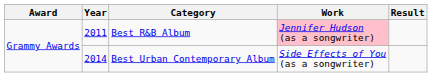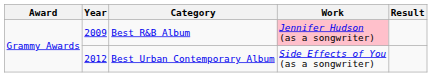(96, 33) 2011 -> (96, 33) 2009
(96, 59) 2014 -> (96, 59) 2012
